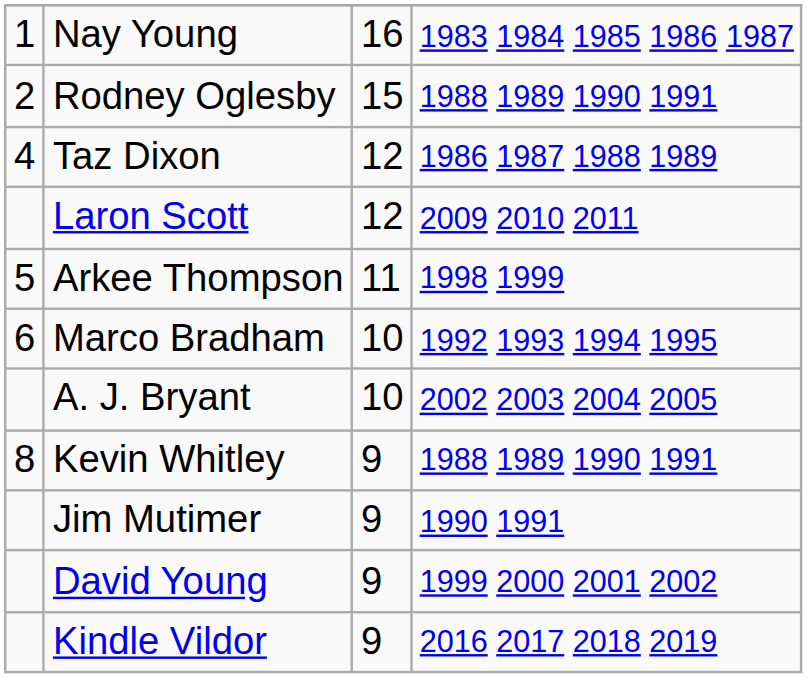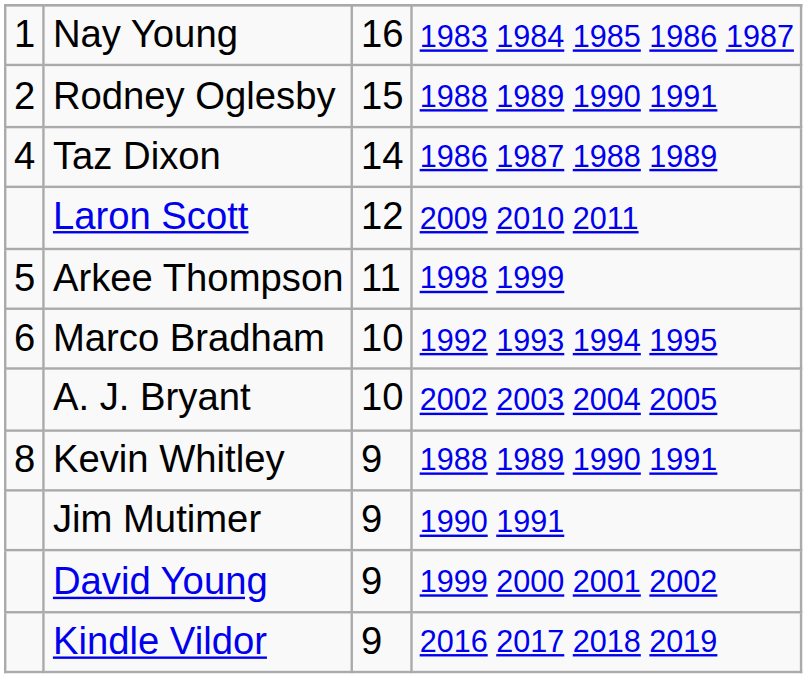(382, 156) 12 -> (382, 156) 14
